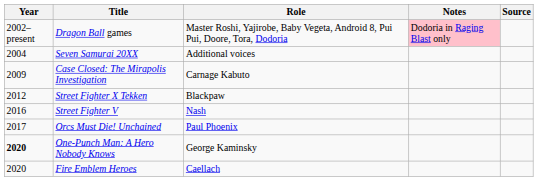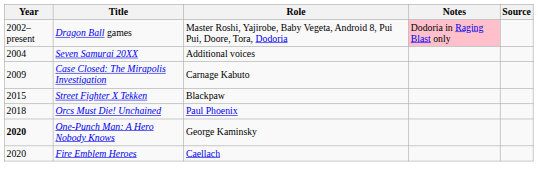(16, 96) 2012 -> (16, 96) 2015
- row: (87, 111)
(16, 127) 2017 -> (16, 111) 2018
